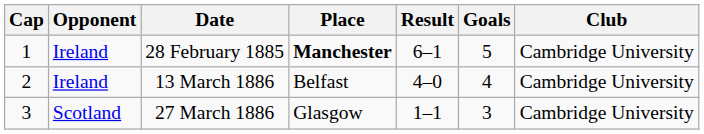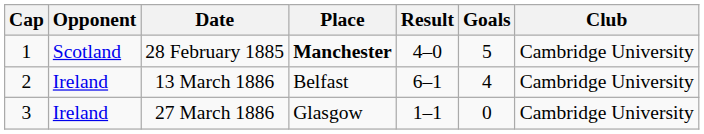(80, 50) Ireland -> (87, 50) Scotland
(427, 50) 6–1 -> (427, 50) 4–0
(427, 81) 4–0 -> (427, 81) 6–1
(87, 112) Scotland -> (80, 112) Ireland
(487, 112) 3 -> (487, 112) 0
